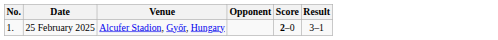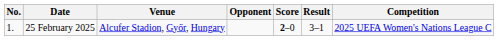+ column: (413, 12)
